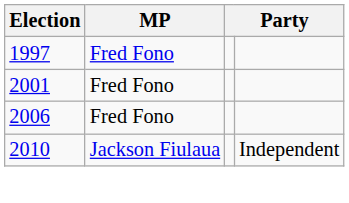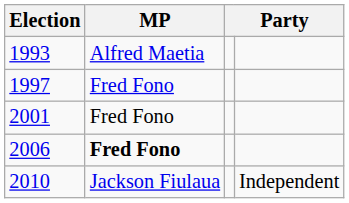+ row: (30, 52)
(132, 117) normal -> (135, 149) bold
